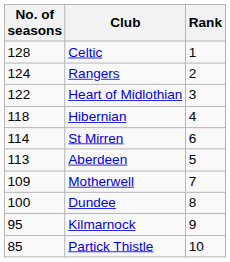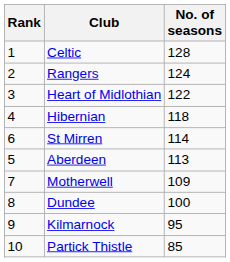columns swapped: (205, 22) <-> (35, 22)
